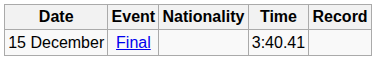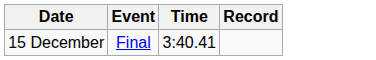- column: (203, 17)
